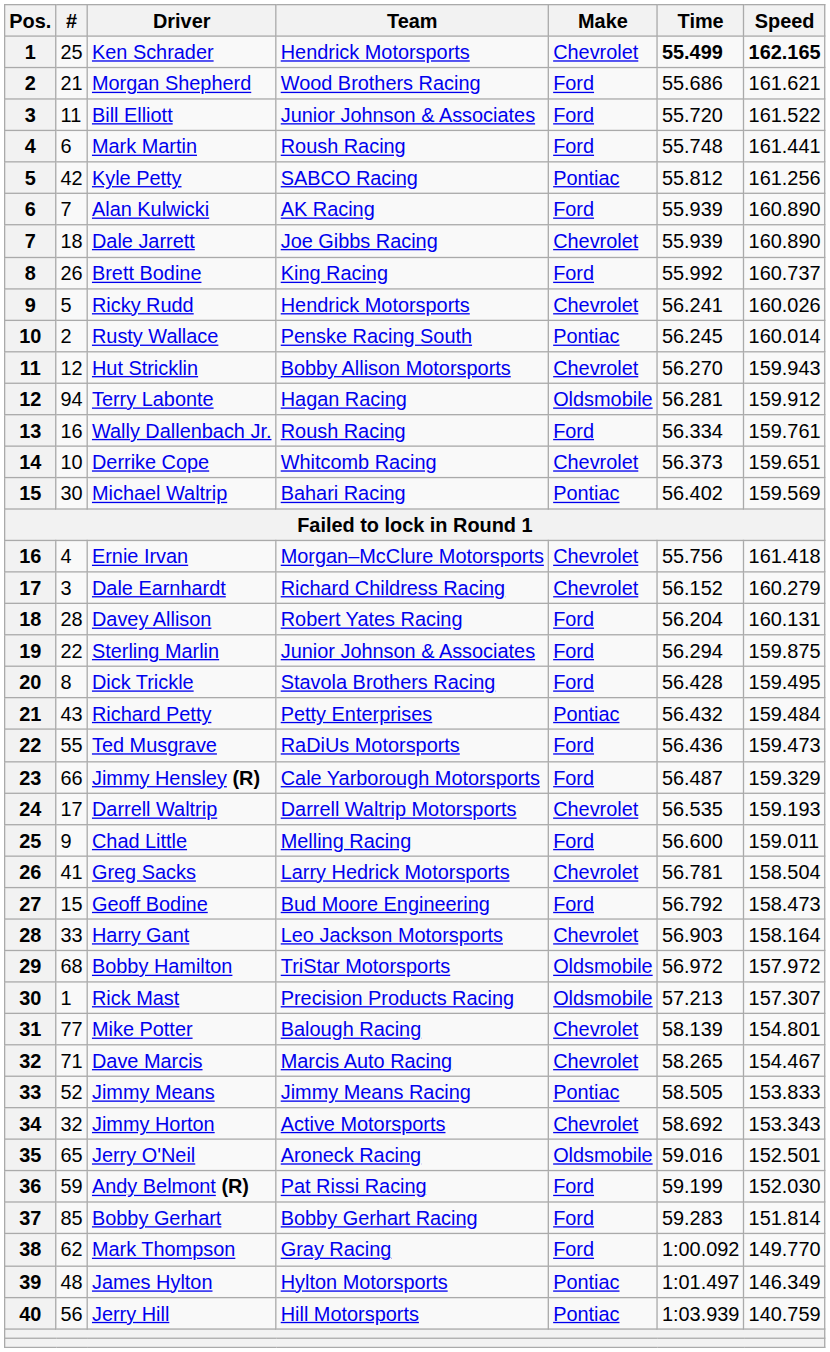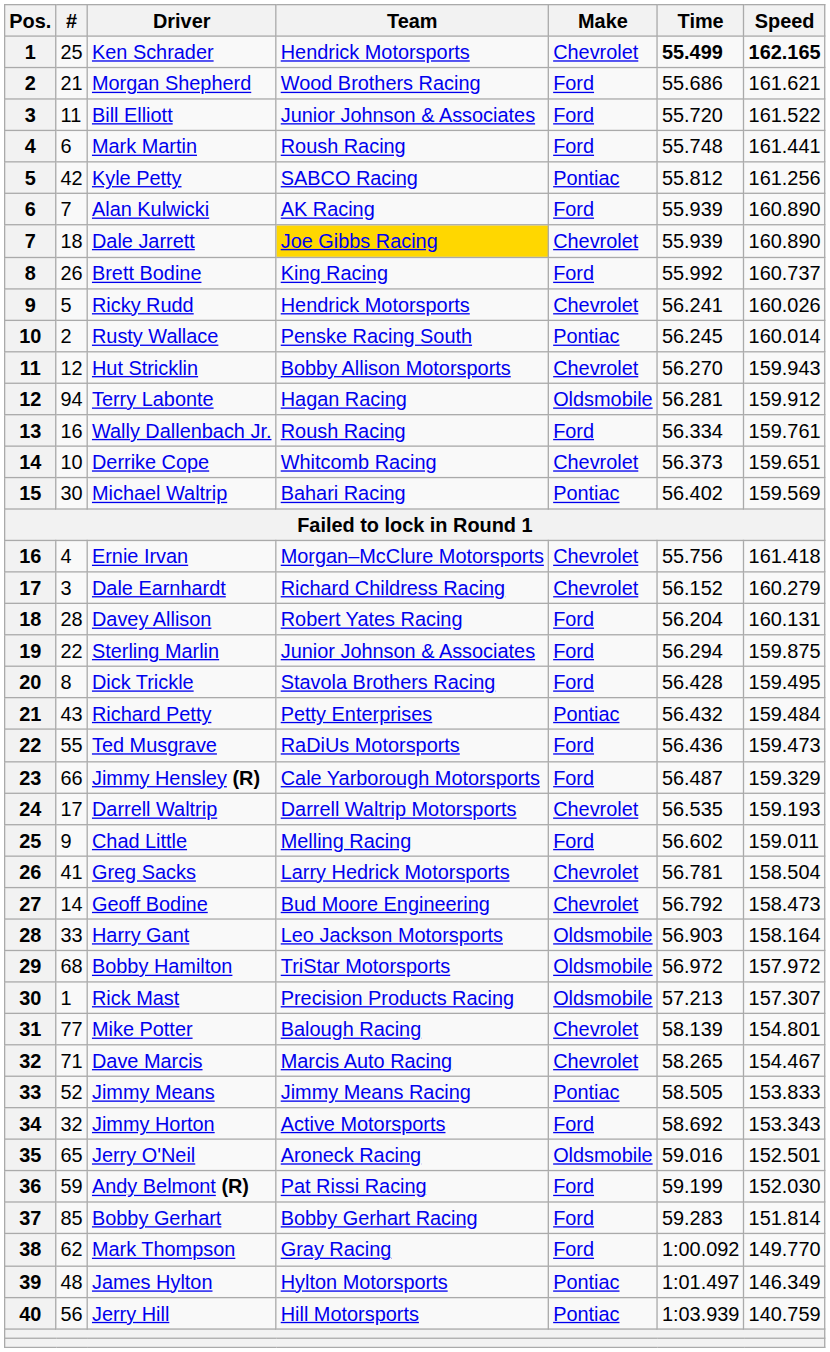(359, 241) no background -> (359, 241) gold background
(692, 840) 56.600 -> (692, 840) 56.602
(72, 903) 15 -> (72, 903) 14
(574, 903) Ford -> (596, 903) Chevrolet
(596, 935) Chevrolet -> (603, 935) Oldsmobile
(596, 1124) Chevrolet -> (574, 1124) Ford
